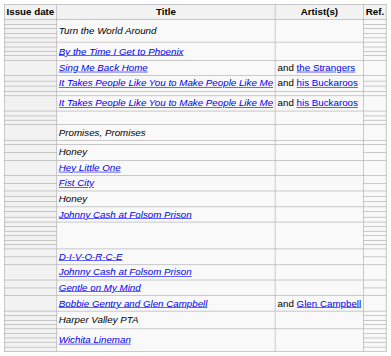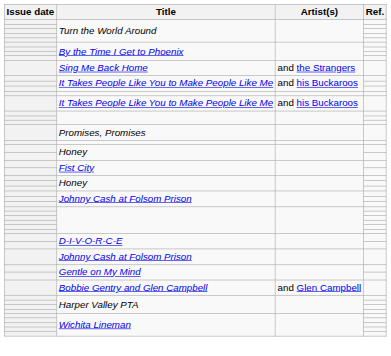- row: (90, 168)
